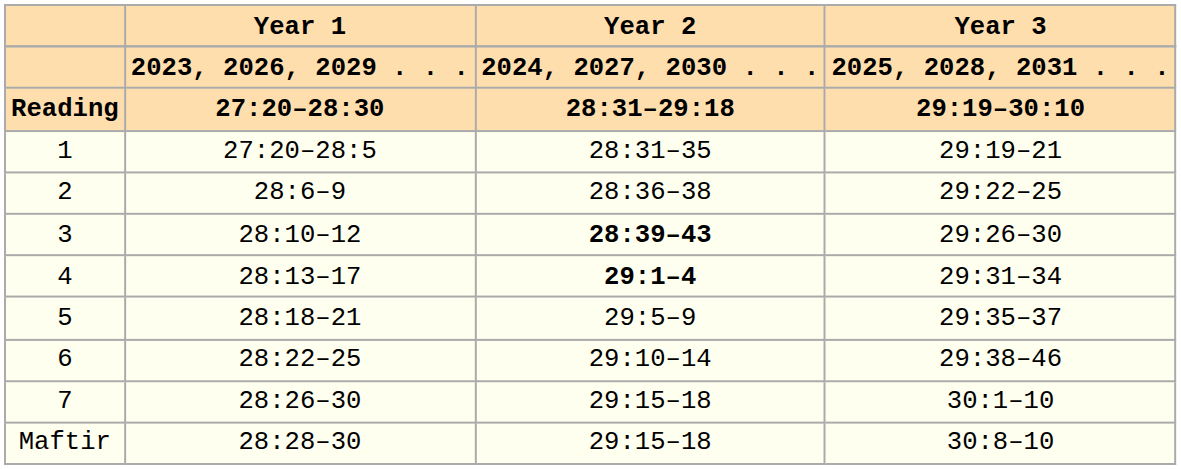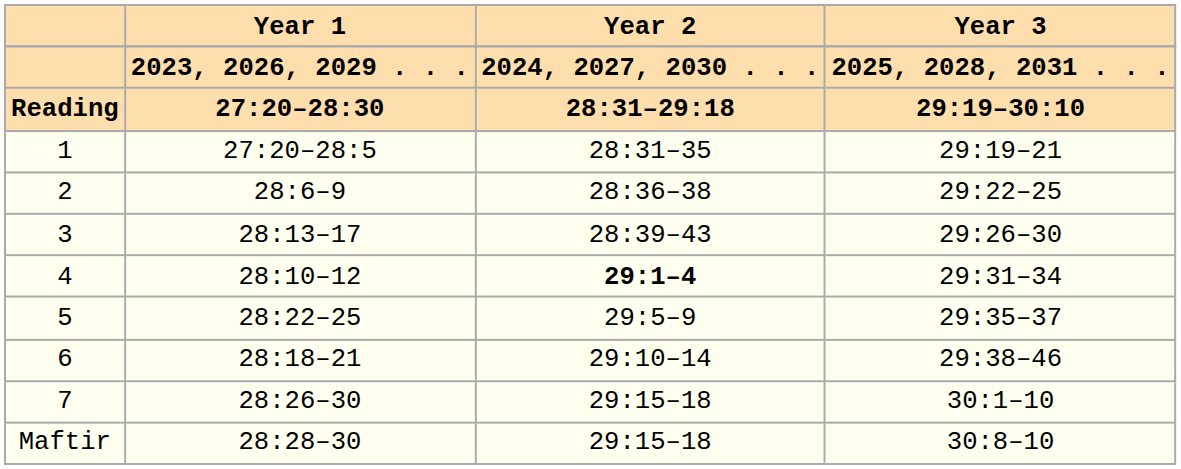(300, 235) 28:10–12 -> (300, 235) 28:13–17
(650, 235) bold -> (650, 235) normal
(300, 276) 28:13–17 -> (300, 276) 28:10–12
(300, 318) 28:18–21 -> (300, 318) 28:22–25
(300, 360) 28:22–25 -> (300, 360) 28:18–21
